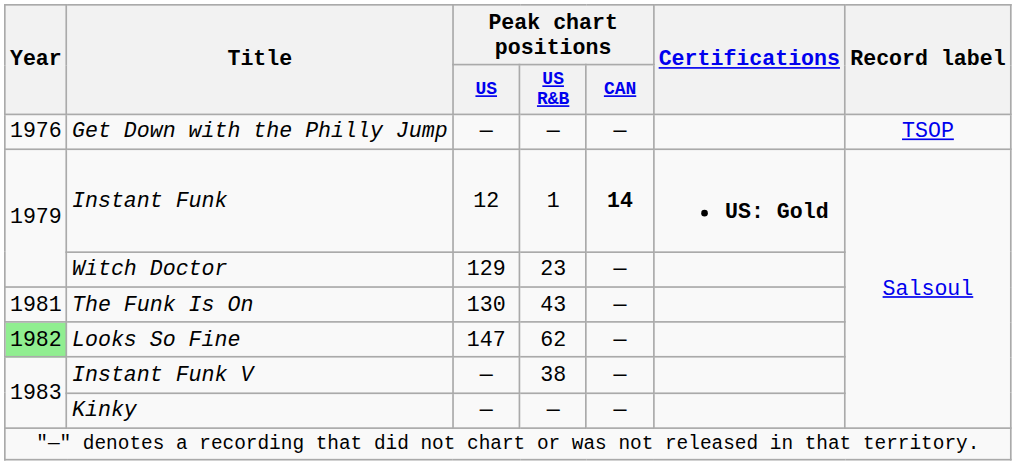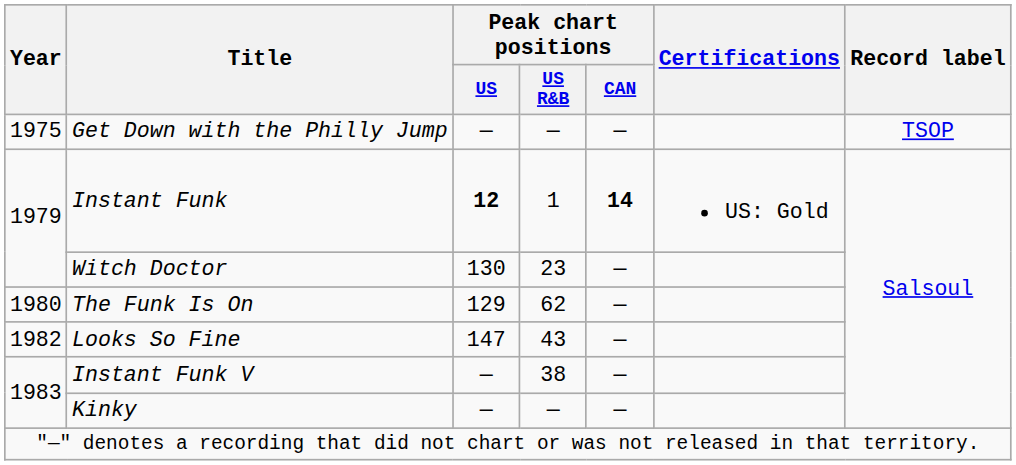(36, 131) 1976 -> (36, 131) 1975
(486, 200) normal -> (486, 200) bold
(749, 213) bold -> (749, 213) normal
(486, 270) 129 -> (486, 270) 130
(36, 305) 1981 -> (36, 305) 1980
(486, 305) 130 -> (486, 305) 129
(553, 305) 43 -> (553, 305) 62
(36, 340) lightgreen background -> (36, 340) no background
(553, 340) 62 -> (553, 340) 43
